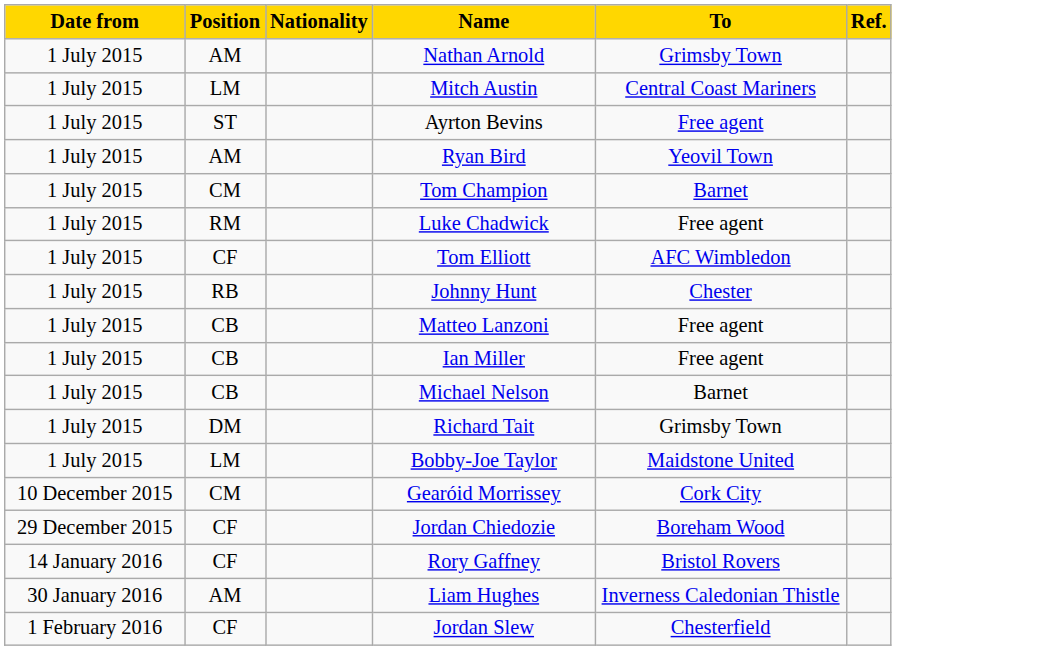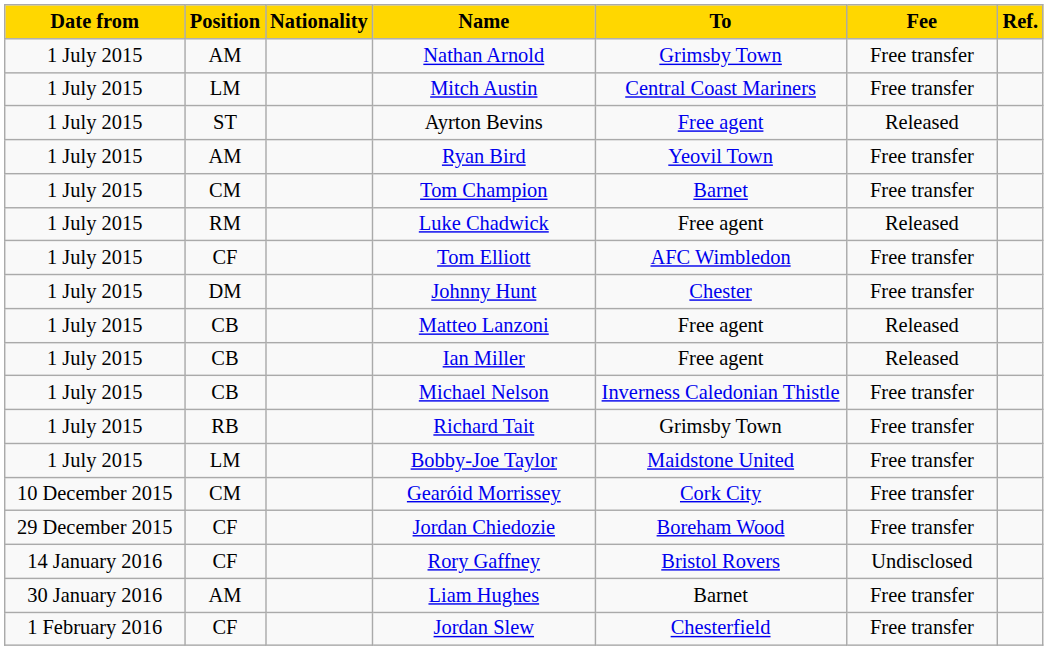+ column: (922, 21)
(225, 291) RB -> (225, 291) DM
(721, 392) Barnet -> (721, 392) Inverness Caledonian Thistle
(225, 426) DM -> (225, 426) RB
(721, 595) Inverness Caledonian Thistle -> (721, 595) Barnet
